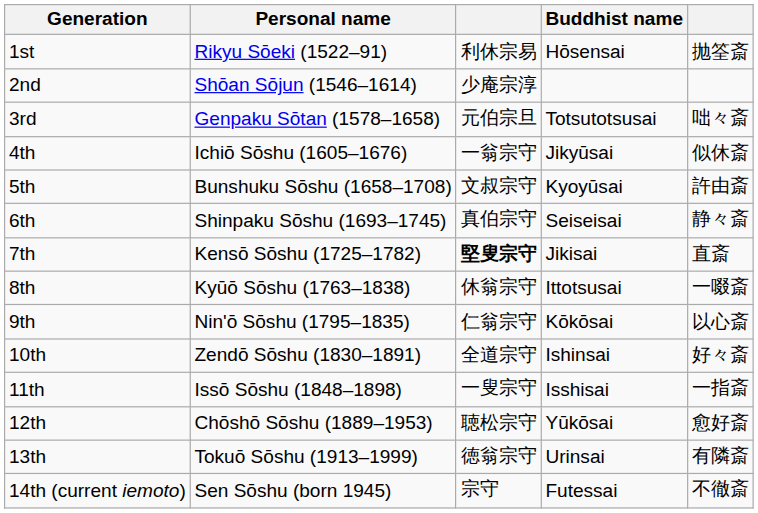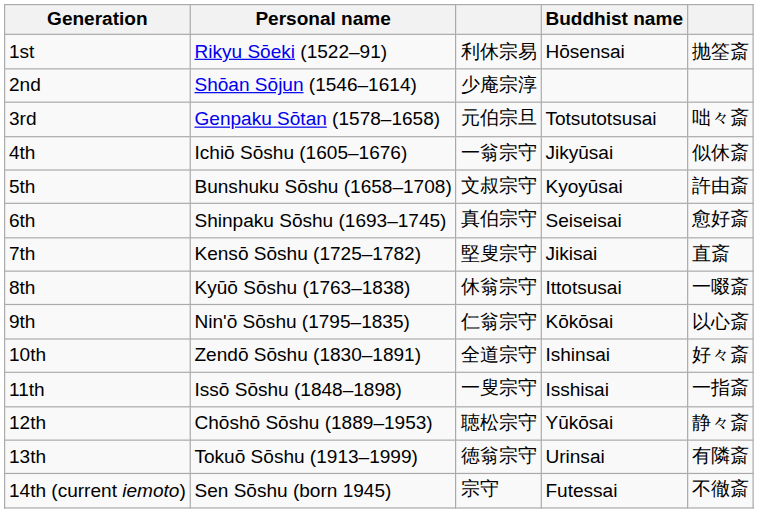(720, 219) 静々斎 -> (720, 219) 愈好斎
(499, 253) bold -> (499, 253) normal
(720, 422) 愈好斎 -> (720, 422) 静々斎
